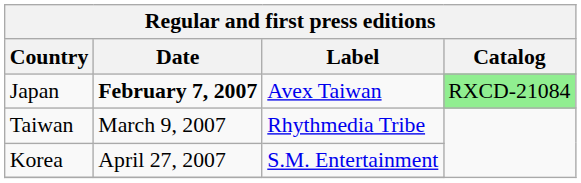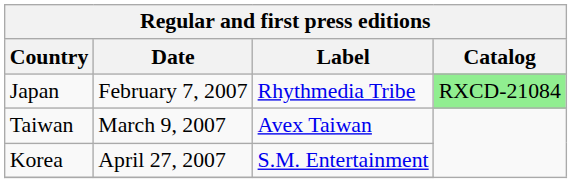(178, 90) bold -> (173, 90) normal
(324, 90) Avex Taiwan -> (337, 90) Rhythmedia Tribe
(346, 125) Rhythmedia Tribe -> (315, 125) Avex Taiwan
